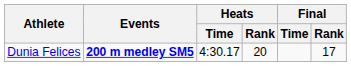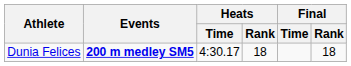(260, 53) 20 -> (260, 53) 18
(329, 53) 17 -> (329, 53) 18
